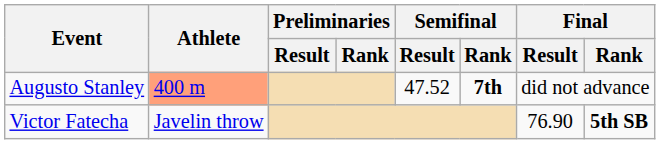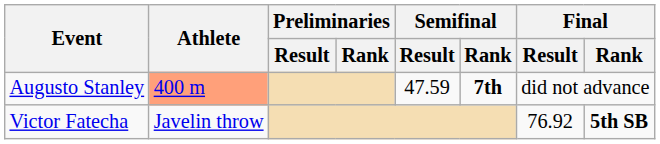(427, 88) 47.52 -> (427, 88) 47.59
(550, 122) 76.90 -> (550, 122) 76.92
